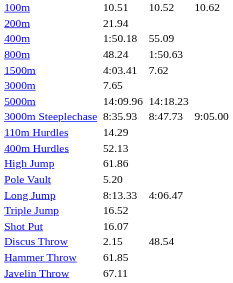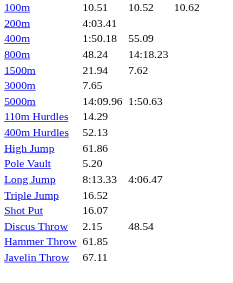(116, 23) 21.94 -> (100, 23) 4:03.41
(166, 54) 1:50.63 -> (148, 54) 14:18.23
(120, 70) 4:03.41 -> (95, 70) 21.94
(169, 101) 14:18.23 -> (145, 101) 1:50.63
- row: (51, 117)
